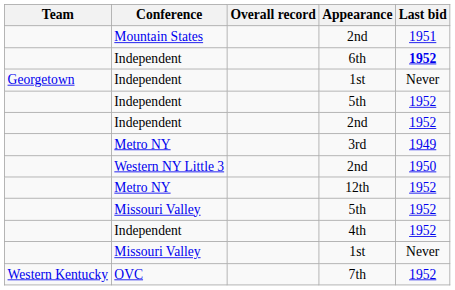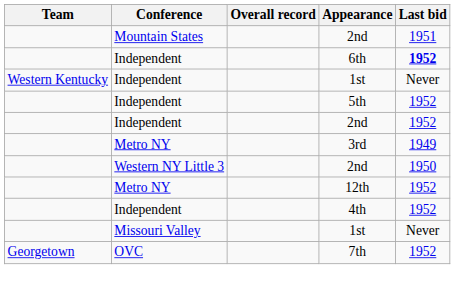(41, 79) Georgetown -> (58, 79) Western Kentucky
- row: (157, 209)
(58, 274) Western Kentucky -> (41, 252) Georgetown
